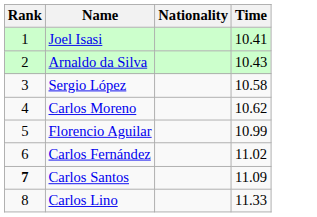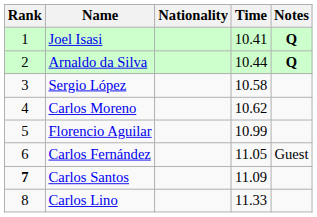+ column: (291, 16)
(251, 62) 10.43 -> (251, 62) 10.44
(251, 154) 11.02 -> (251, 154) 11.05
